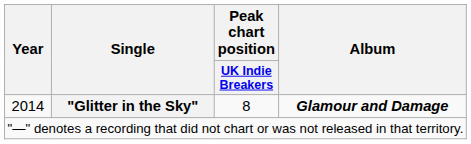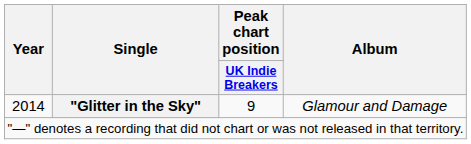(246, 106) 8 -> (251, 106) 9
(372, 106) bold -> (375, 106) normal
